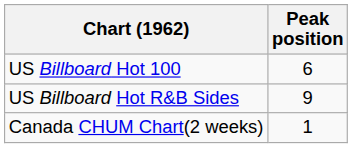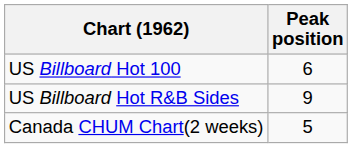(308, 127) 1 -> (308, 127) 5
